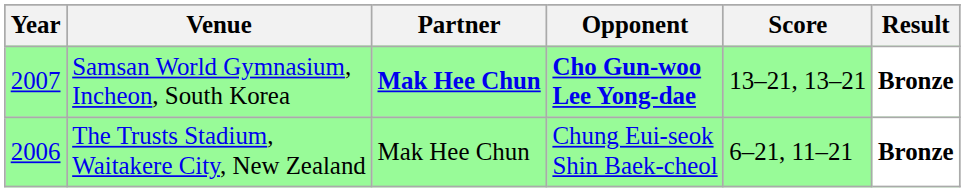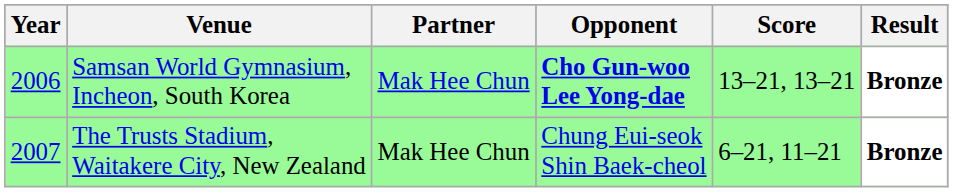(36, 81) 2007 -> (36, 81) 2006
(459, 81) bold -> (454, 81) normal
(36, 151) 2006 -> (36, 151) 2007
